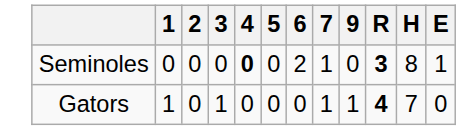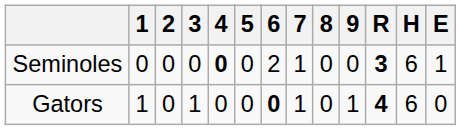+ column: (326, 24)
(411, 64) 8 -> (411, 64) 6
(300, 104) normal -> (274, 104) bold
(411, 104) 7 -> (411, 104) 6
